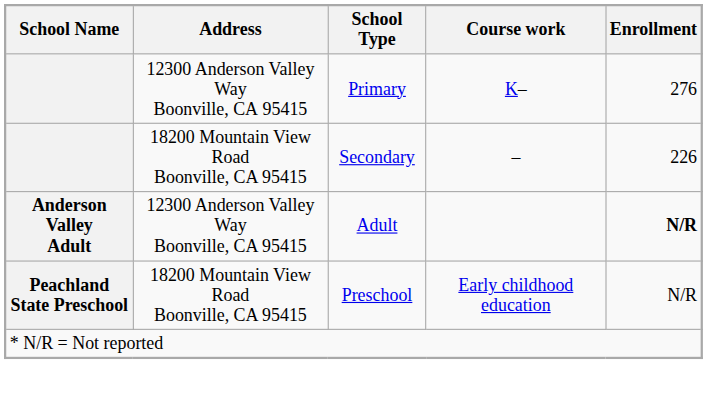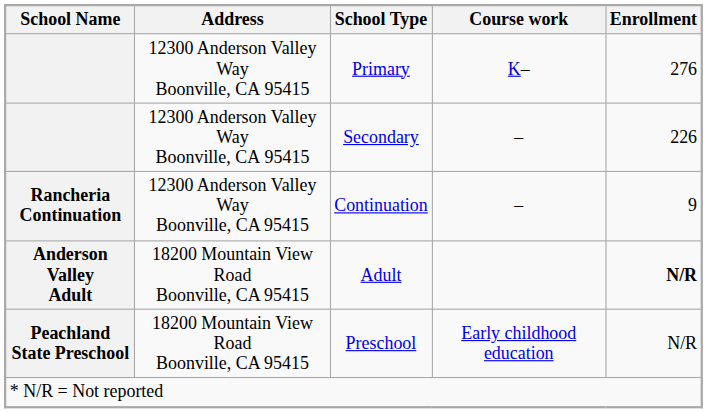(230, 157) 18200 Mountain View Road Boonville, CA 95415 -> (233, 137) 12300 Anderson Valley Way Boonville, CA 95415
+ row: (381, 205)
(230, 226) 12300 Anderson Valley Way Boonville, CA 95415 -> (233, 274) 18200 Mountain View Road Boonville, CA 95415
